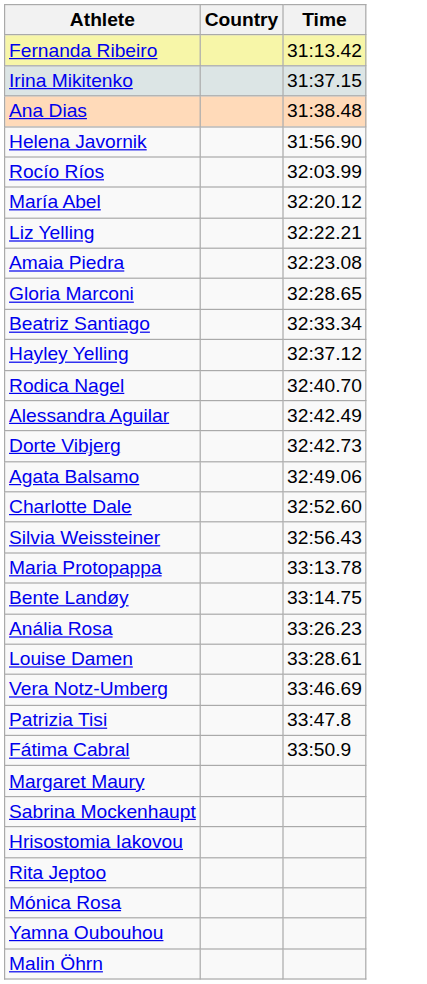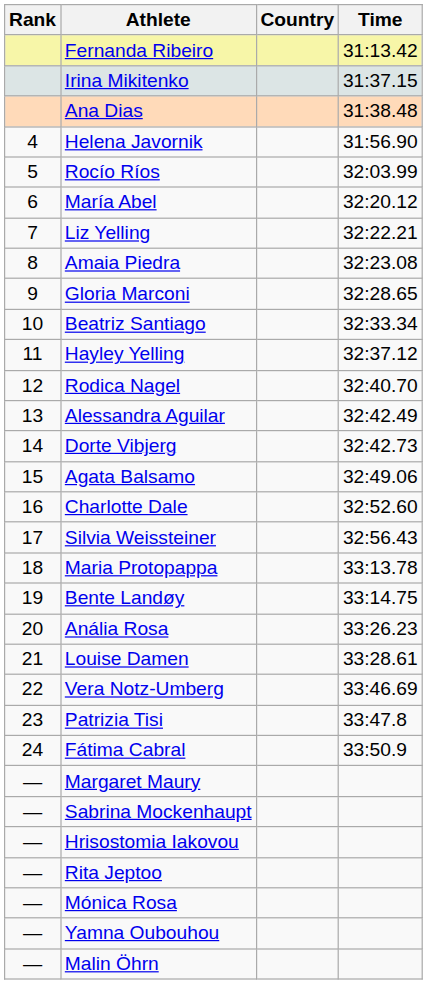+ column: (33, 19)
